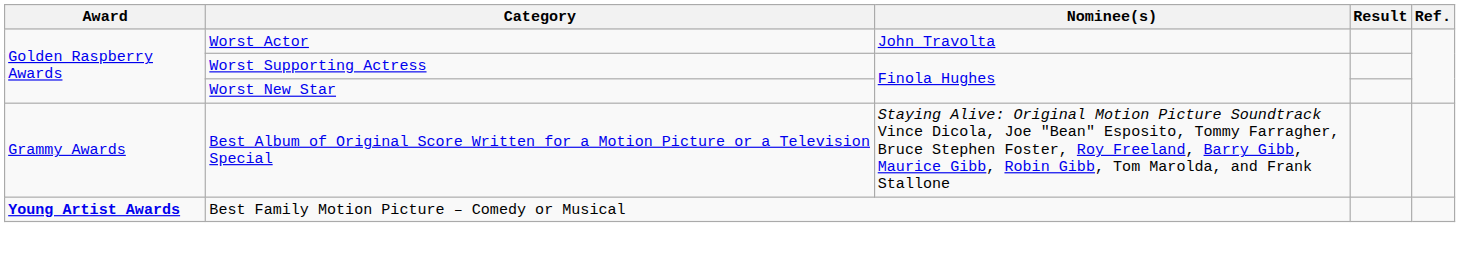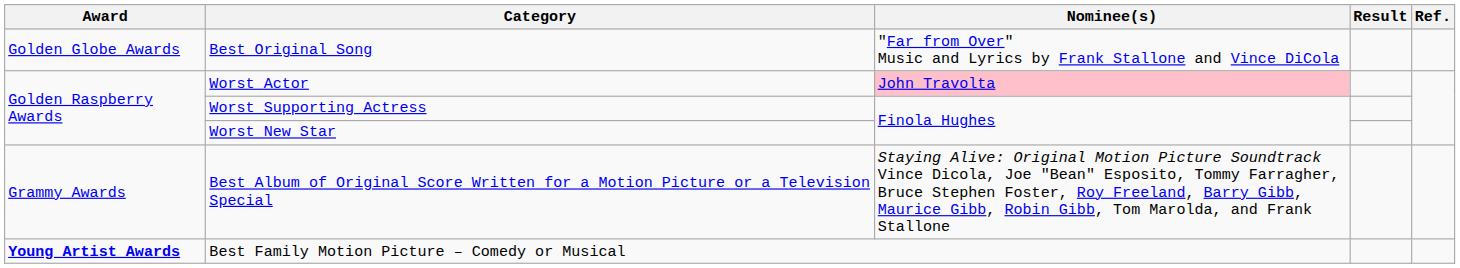+ row: (291, 50)
(937, 41) no background -> (937, 83) pink background
